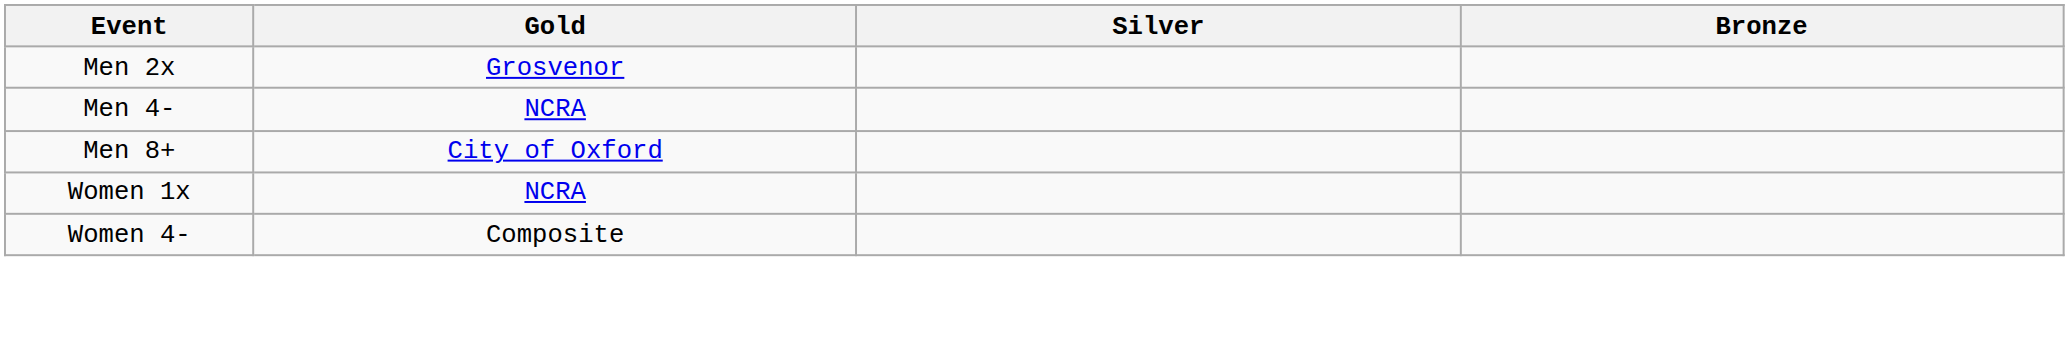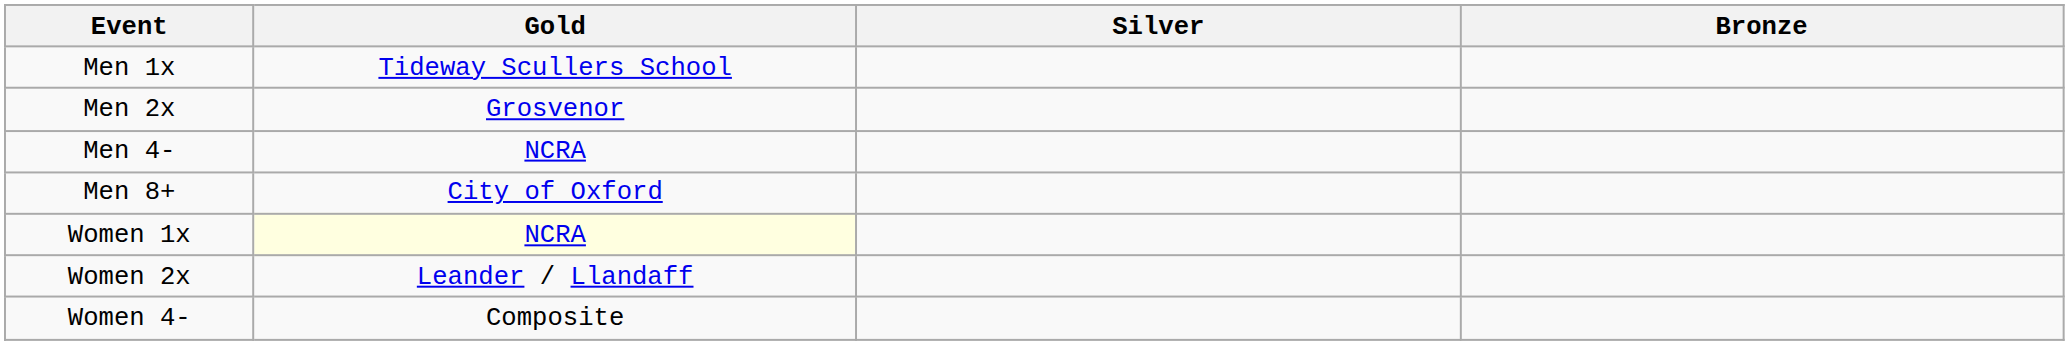+ row: (129, 68)
(555, 193) no background -> (555, 235) lightyellow background
+ row: (129, 276)
